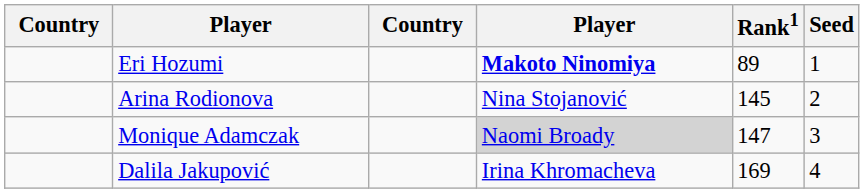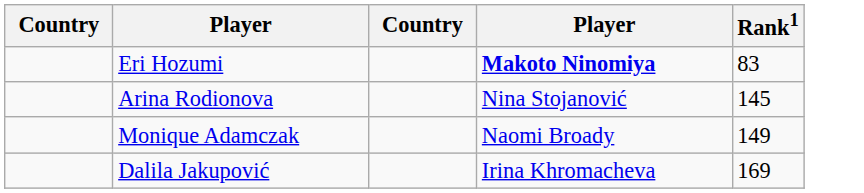- column: (832, 25)
(748, 63) 89 -> (748, 63) 83
(548, 134) lightgrey background -> (548, 134) no background
(754, 134) 147 -> (754, 134) 149
